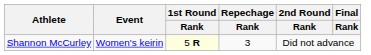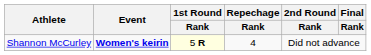(129, 43) normal -> (132, 43) bold
(248, 43) 3 -> (253, 43) 4
